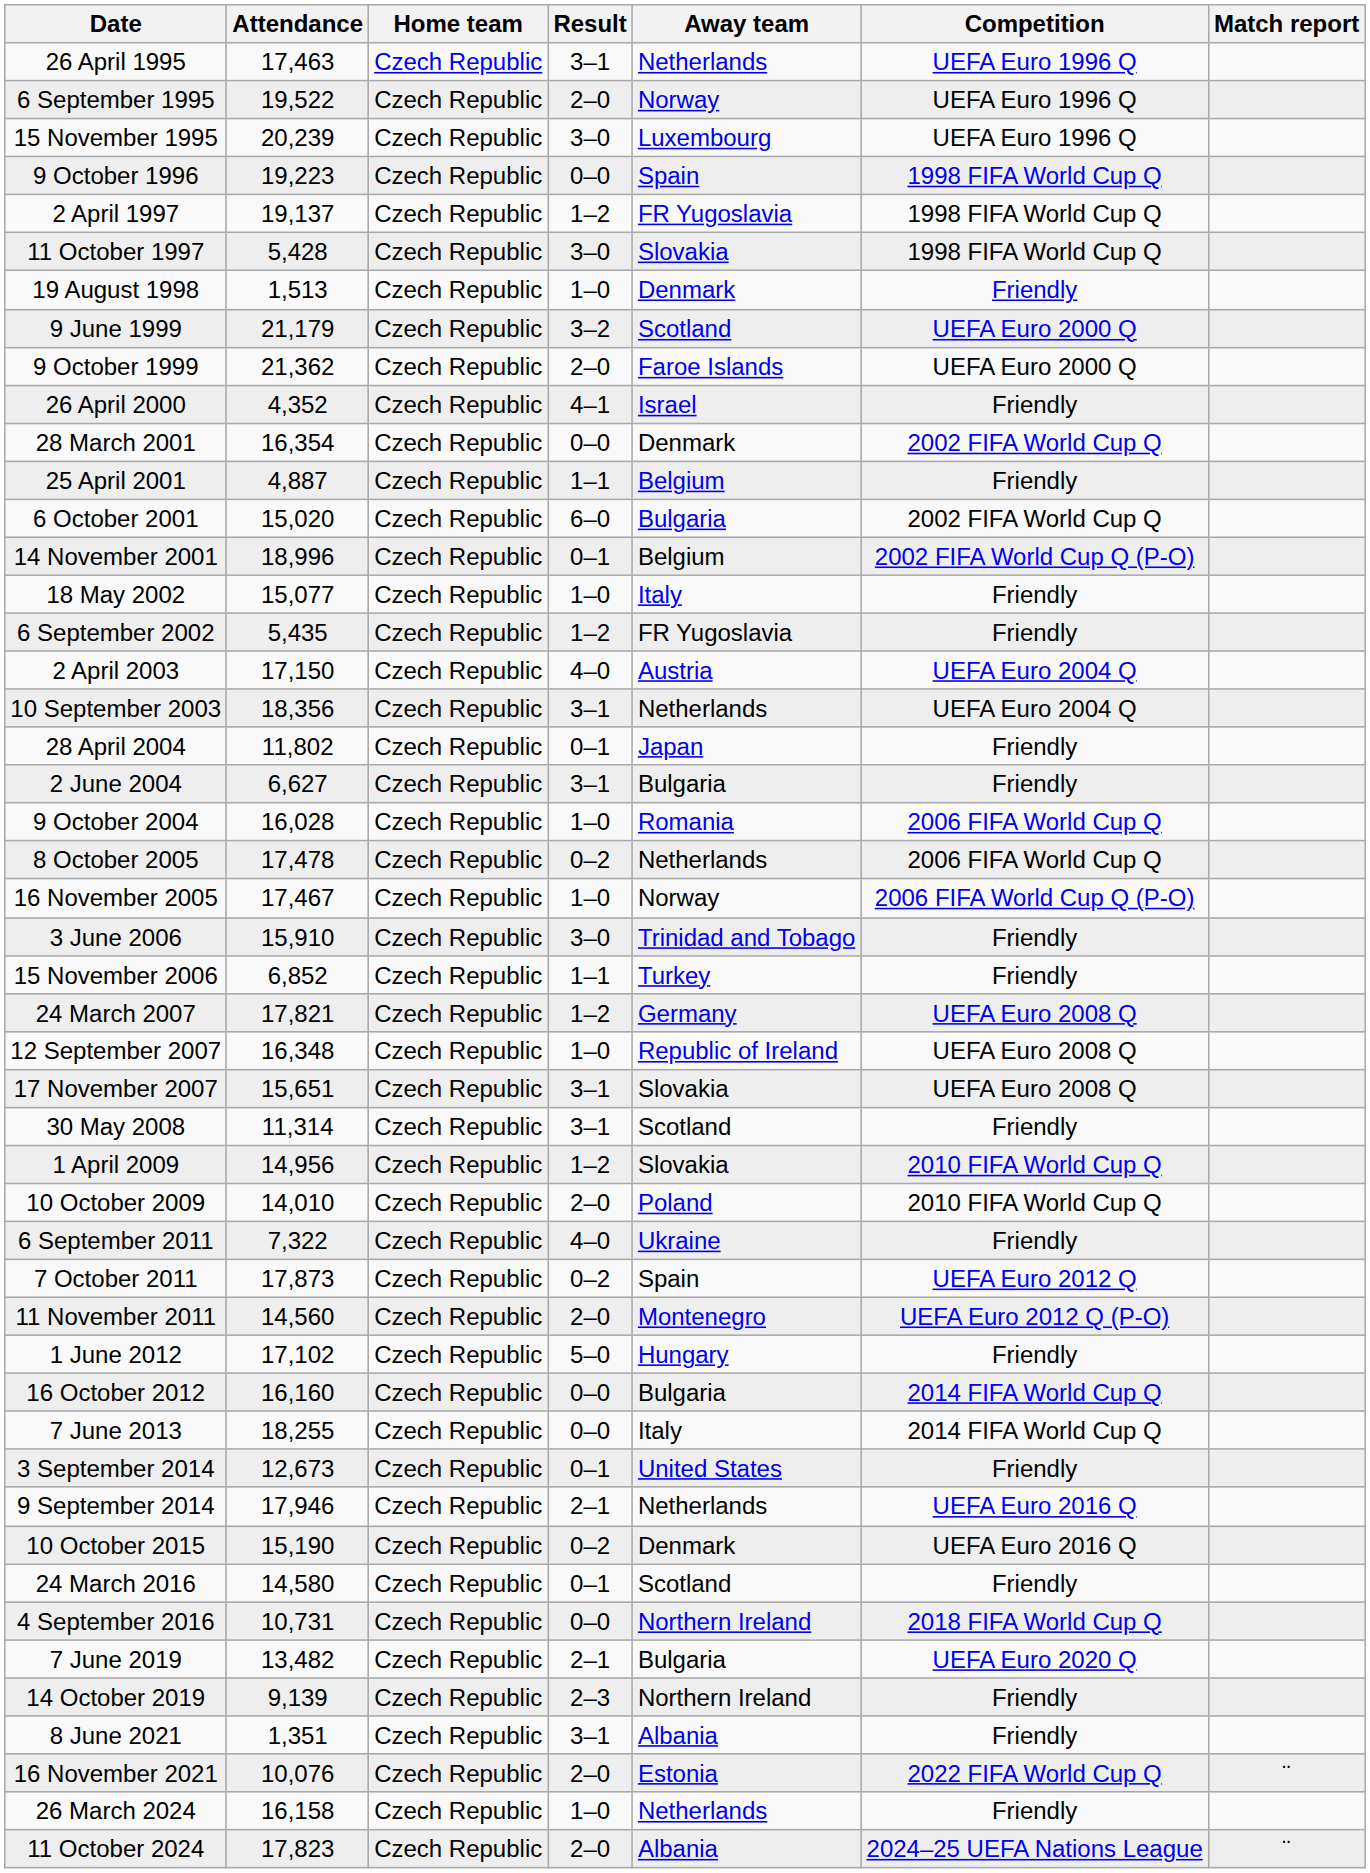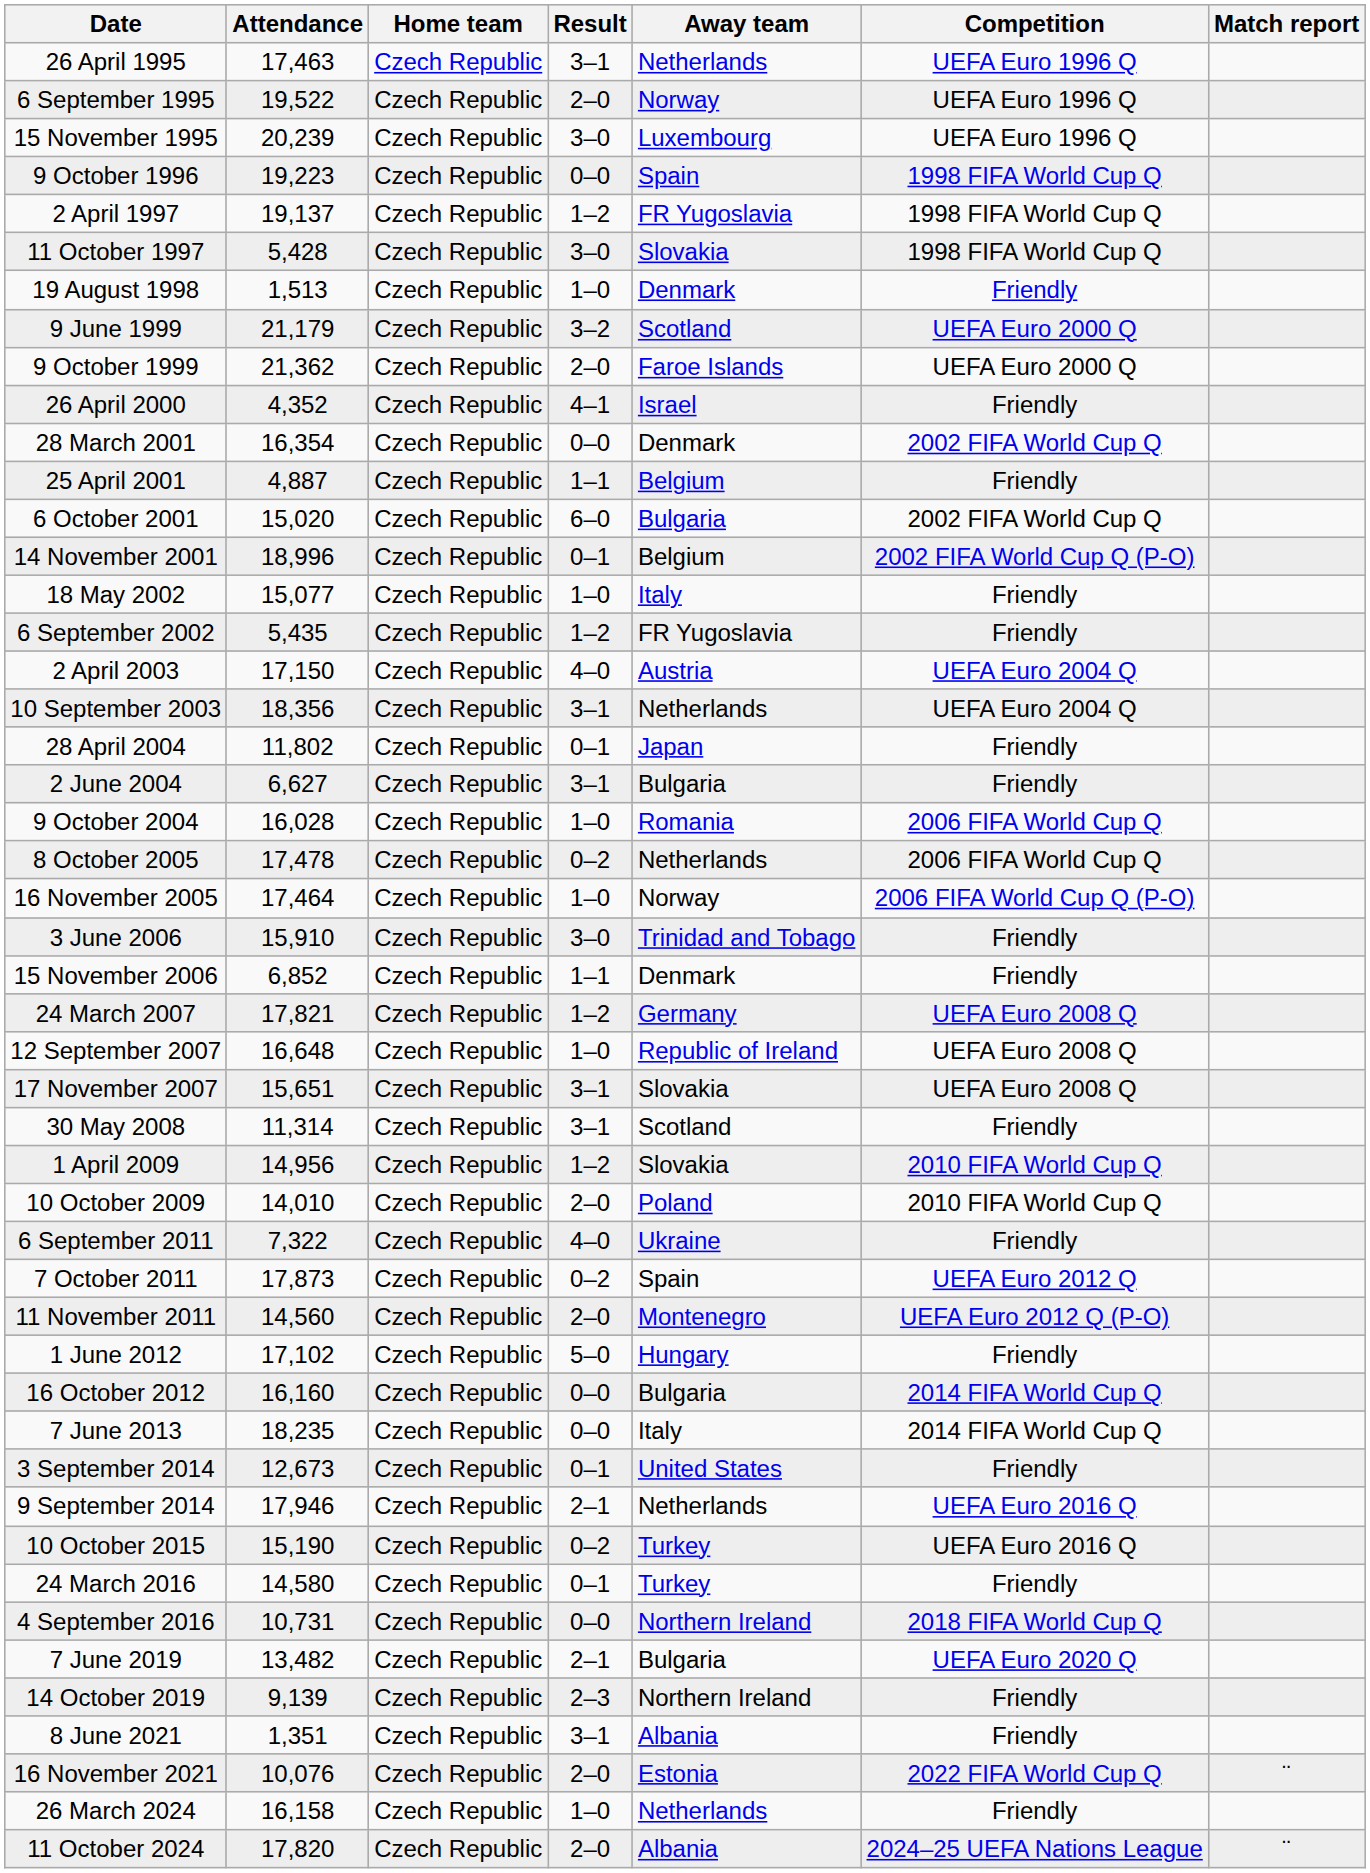(298, 898) 17,467 -> (298, 898) 17,464
(674, 974) Turkey -> (687, 974) Denmark
(298, 1050) 16,348 -> (298, 1050) 16,648
(298, 1431) 18,255 -> (298, 1431) 18,235
(687, 1545) Denmark -> (674, 1545) Turkey
(685, 1583) Scotland -> (674, 1583) Turkey
(298, 1849) 17,823 -> (298, 1849) 17,820
